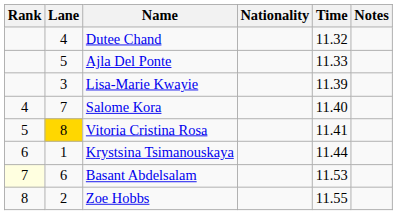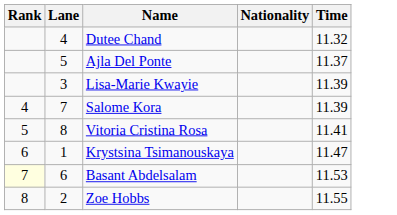- column: (372, 15)
(332, 61) 11.33 -> (332, 61) 11.37
(332, 107) 11.40 -> (332, 107) 11.39
(64, 130) gold background -> (64, 130) no background
(332, 152) 11.44 -> (332, 152) 11.47
